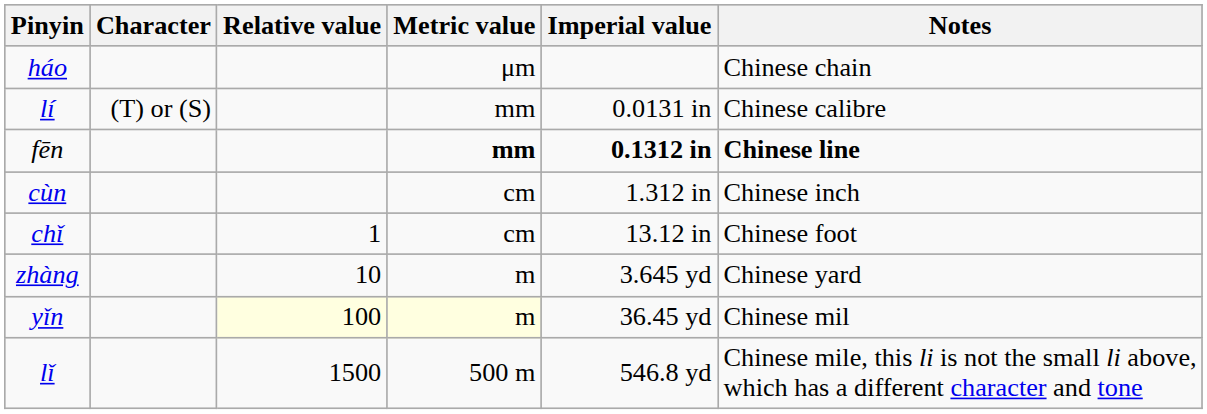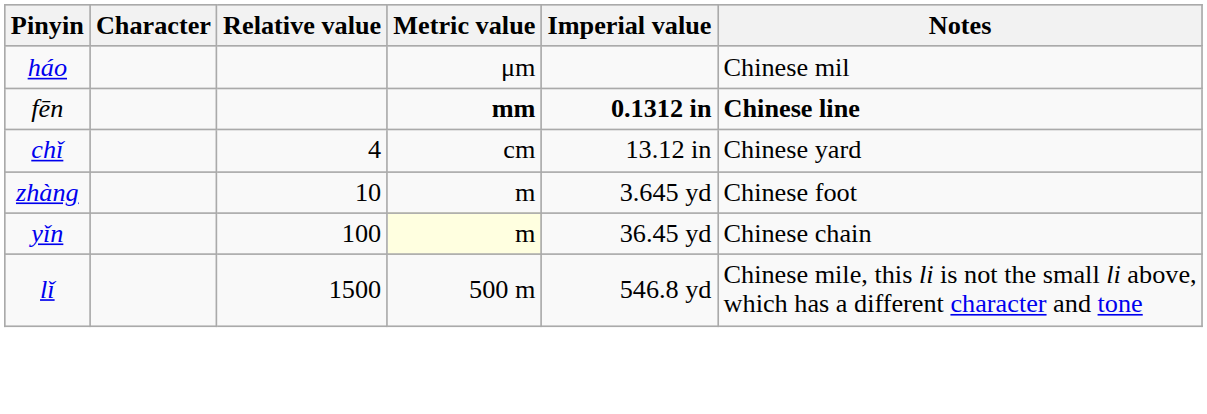(798, 66) Chinese chain -> (787, 66) Chinese mil
- row: (47, 108)
- row: (47, 191)
(375, 233) 1 -> (375, 150) 4
(790, 233) Chinese foot -> (792, 150) Chinese yard
(792, 274) Chinese yard -> (790, 191) Chinese foot
(362, 316) lightyellow background -> (362, 233) no background
(787, 316) Chinese mil -> (798, 233) Chinese chain
